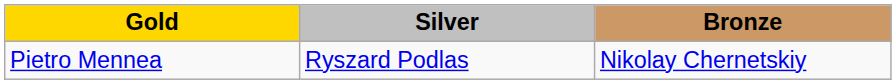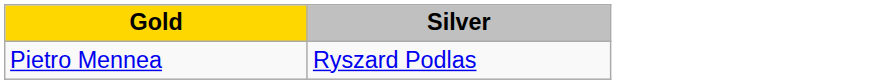- column: (743, 23)
